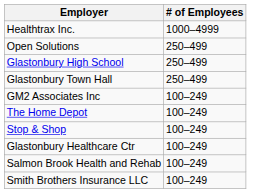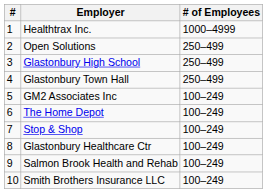+ column: (13, 12)
